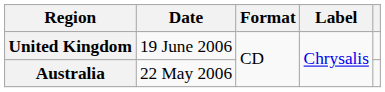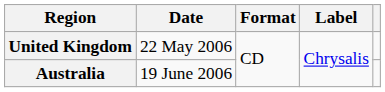(186, 45) 19 June 2006 -> (186, 45) 22 May 2006
(186, 73) 22 May 2006 -> (186, 73) 19 June 2006
